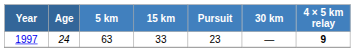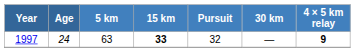(161, 40) normal -> (161, 40) bold
(215, 40) 23 -> (215, 40) 32
